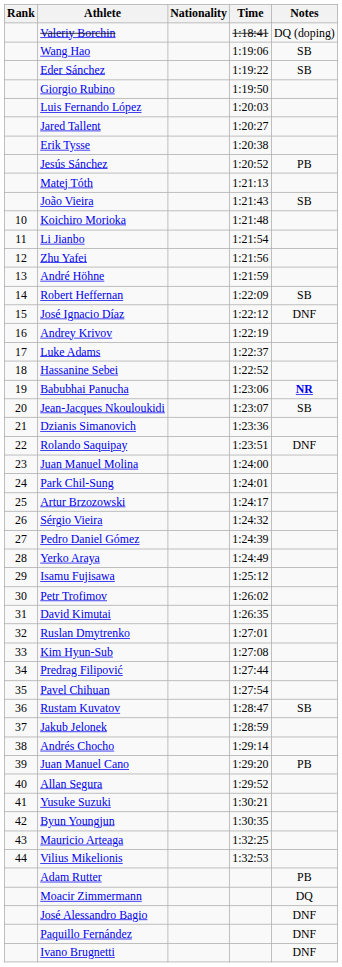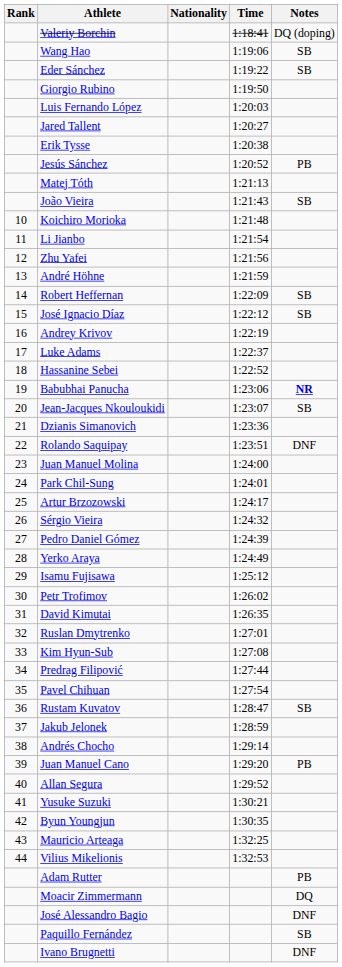(304, 314) DNF -> (304, 314) SB
(304, 933) DNF -> (304, 933) SB
